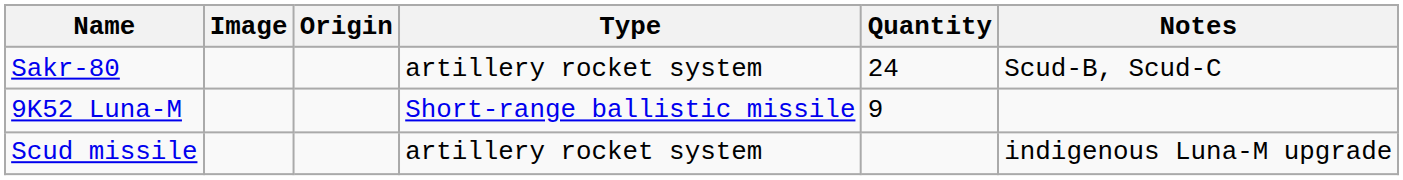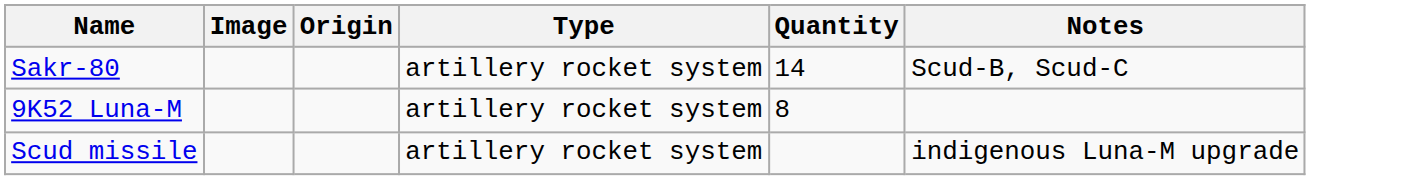(883, 68) 24 -> (790, 68) 14
(630, 110) Short-range ballistic missile -> (584, 110) artillery rocket system
(876, 110) 9 -> (782, 110) 8
